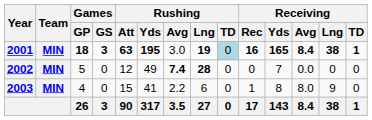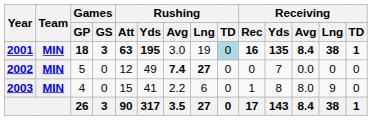(204, 50) bold -> (204, 50) normal
(279, 50) 165 -> (279, 50) 135
(204, 69) 28 -> (204, 69) 27
